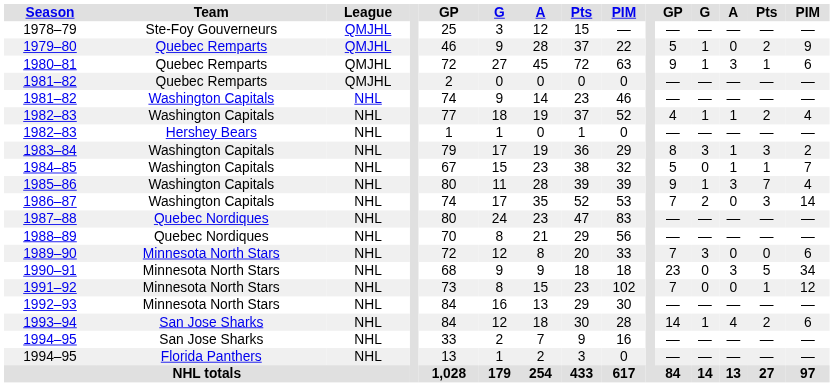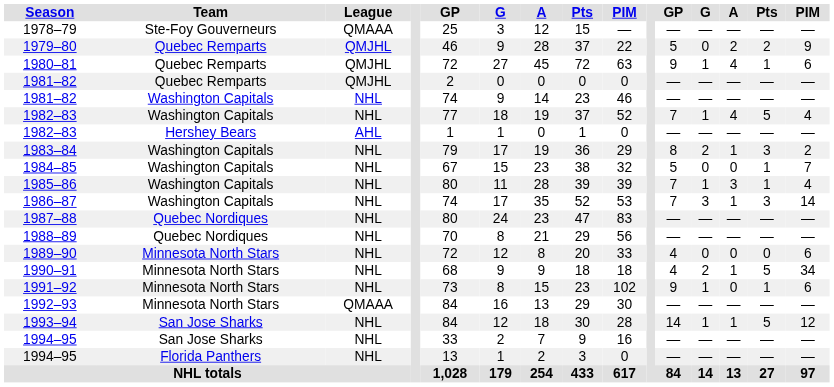(368, 29) QMJHL -> (368, 29) QMAAA
(705, 47) 1 -> (705, 47) 0
(733, 47) 0 -> (734, 47) 2
(733, 64) 3 -> (734, 64) 4
(673, 115) 4 -> (673, 115) 7
(733, 115) 1 -> (734, 115) 4
(767, 115) 2 -> (767, 115) 5
(368, 133) NHL -> (368, 133) AHL
(705, 150) 3 -> (705, 150) 2
(733, 167) 1 -> (734, 167) 0
(673, 184) 9 -> (673, 184) 7
(767, 184) 7 -> (767, 184) 1
(705, 201) 2 -> (705, 201) 3
(733, 201) 0 -> (734, 201) 1
(673, 253) 7 -> (673, 253) 4
(705, 253) 3 -> (705, 253) 0
(673, 270) 23 -> (673, 270) 4
(705, 270) 0 -> (705, 270) 2
(733, 270) 3 -> (734, 270) 1
(673, 287) 7 -> (673, 287) 9
(705, 287) 0 -> (705, 287) 1
(808, 287) 12 -> (808, 287) 6
(368, 305) NHL -> (368, 305) QMAAA
(733, 322) 4 -> (734, 322) 1
(767, 322) 2 -> (767, 322) 5
(808, 322) 6 -> (808, 322) 12
